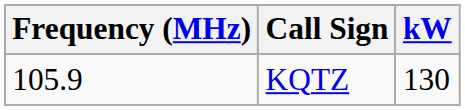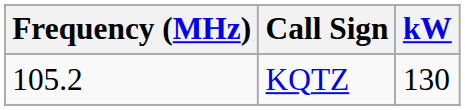(47, 79) 105.9 -> (47, 79) 105.2
